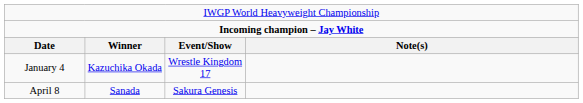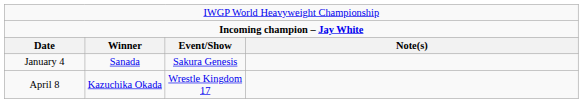(125, 68) Kazuchika Okada -> (125, 62) Sanada
(205, 68) Wrestle Kingdom 17 -> (205, 62) Sakura Genesis
(125, 90) Sanada -> (125, 84) Kazuchika Okada
(205, 90) Sakura Genesis -> (205, 84) Wrestle Kingdom 17
